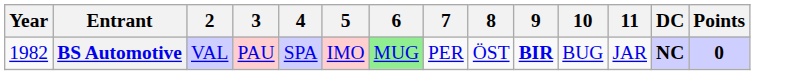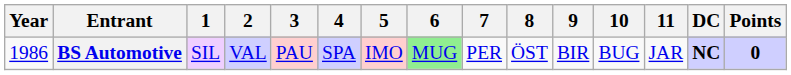+ column: (206, 20)
(29, 52) 1982 -> (29, 52) 1986
(536, 52) bold -> (573, 52) normal
